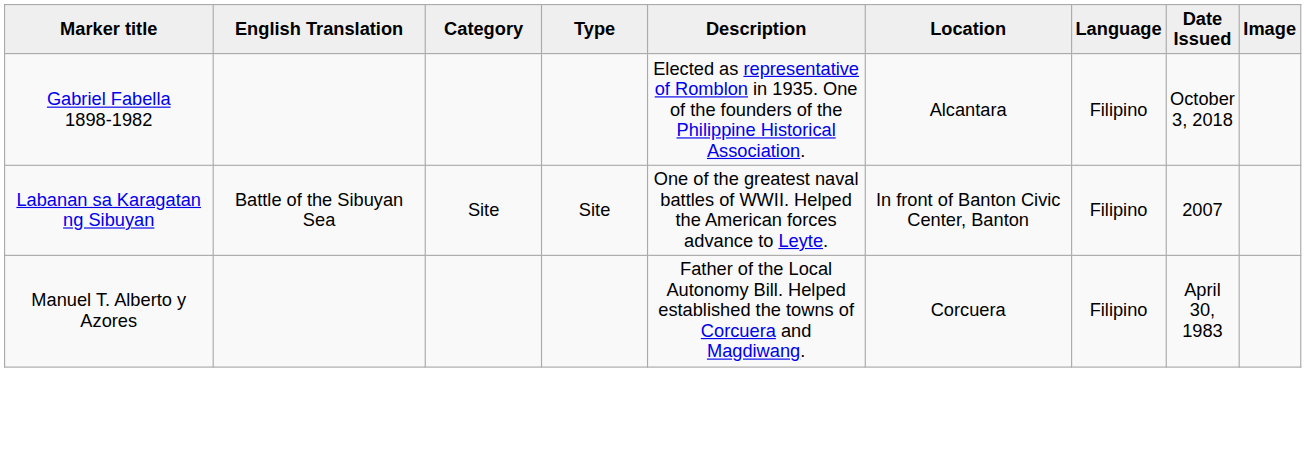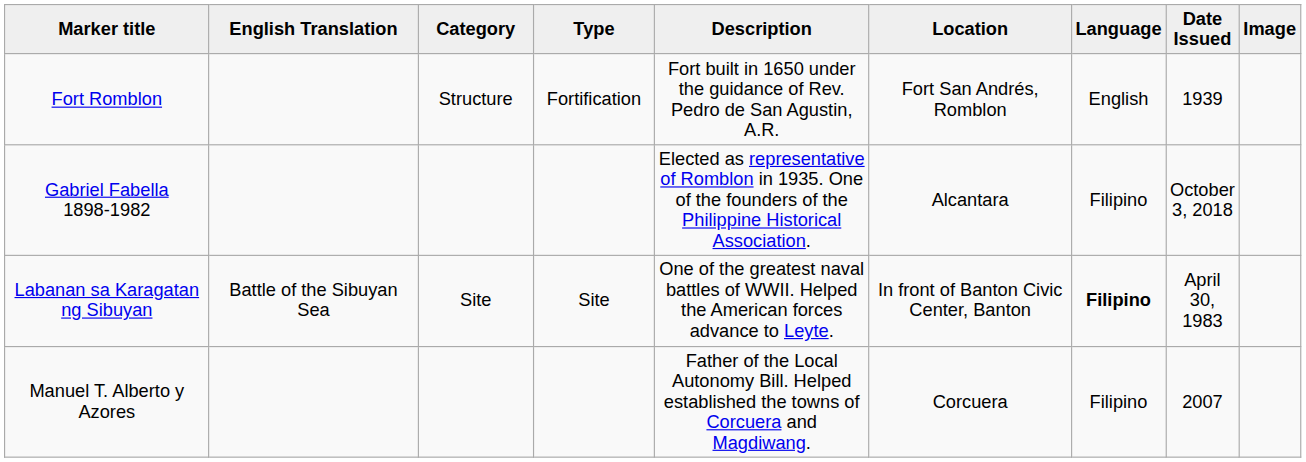+ row: (107, 99)
(1119, 210) normal -> (1119, 300) bold
(1202, 210) 2007 -> (1202, 300) April 30, 1983
(1202, 310) April 30, 1983 -> (1202, 401) 2007
